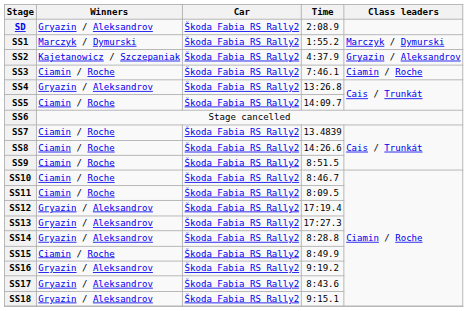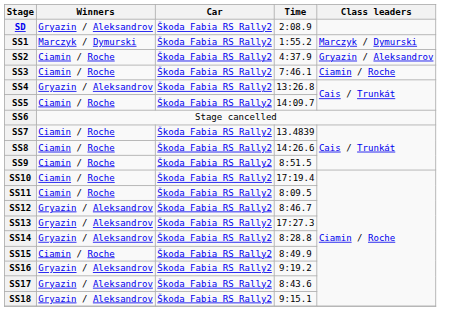(109, 57) Kajetanowicz / Szczepaniak -> (77, 57) Ciamin / Roche
(323, 178) 8:46.7 -> (295, 178) 17:19.4
(323, 208) 17:19.4 -> (295, 208) 8:46.7
